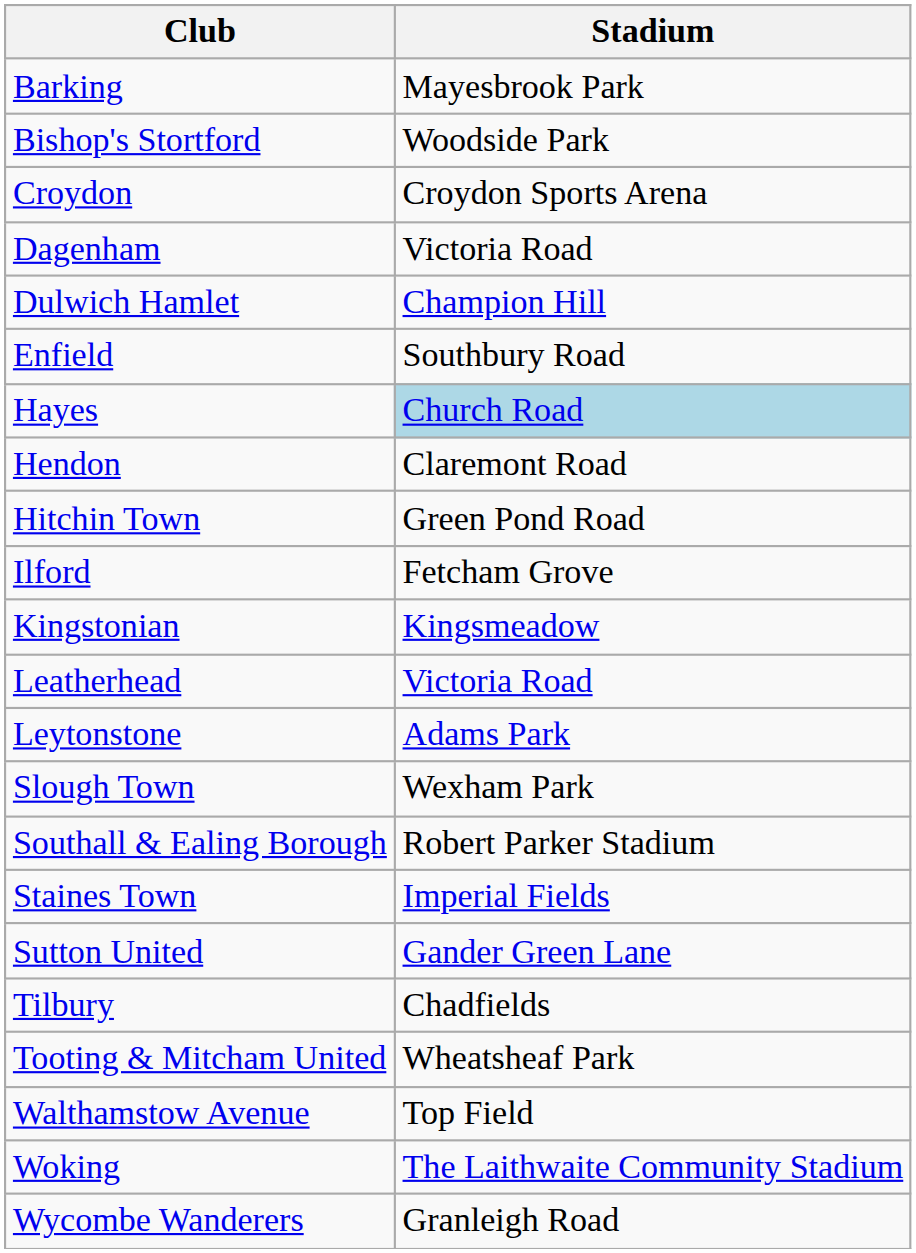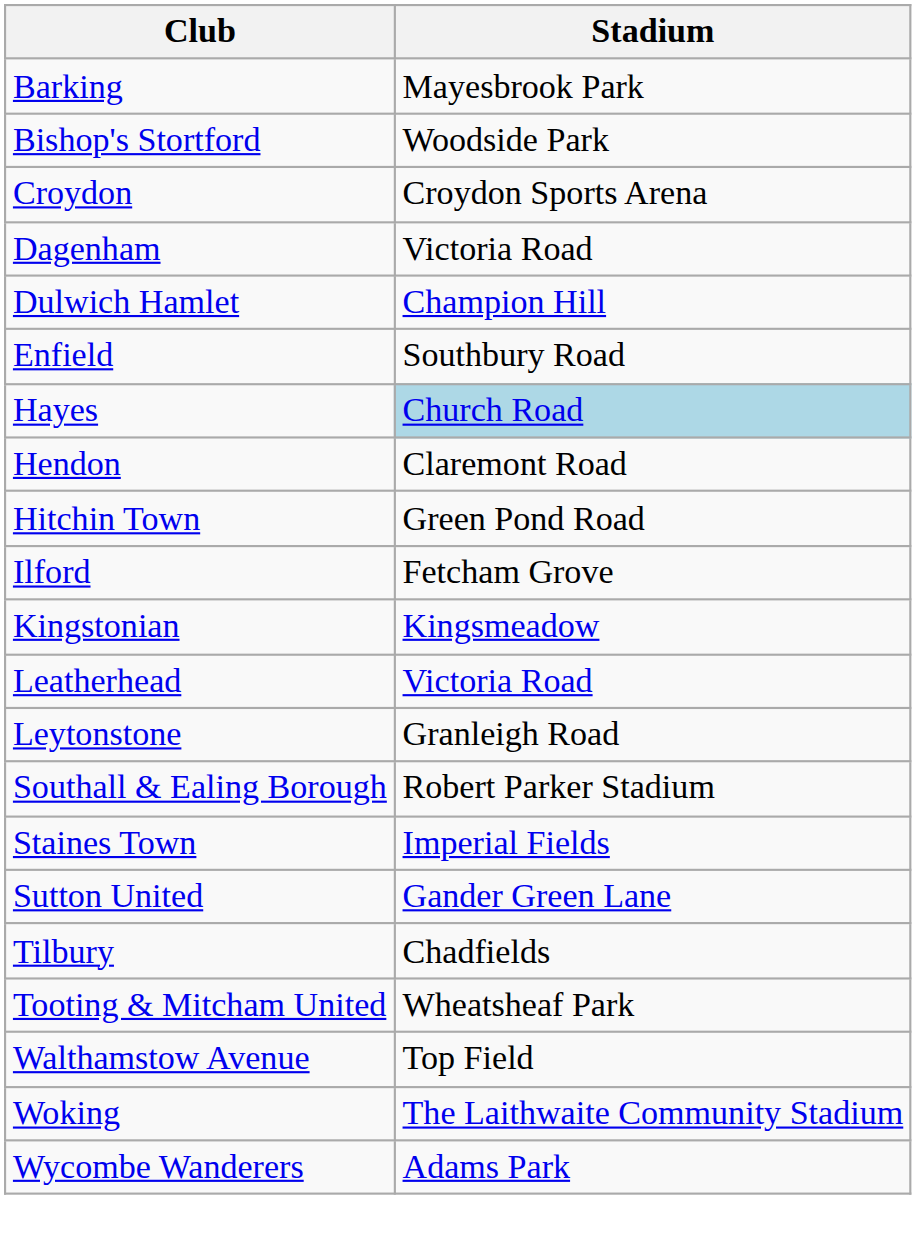(486, 734) Adams Park -> (511, 734) Granleigh Road
- row: (104, 788)
(511, 1220) Granleigh Road -> (486, 1166) Adams Park
